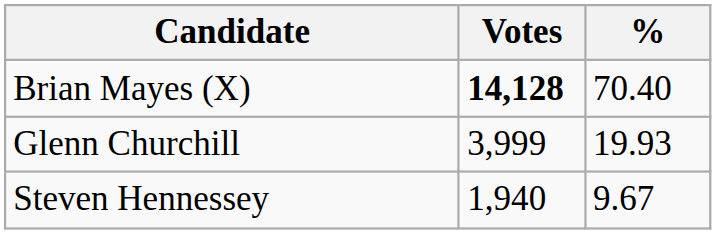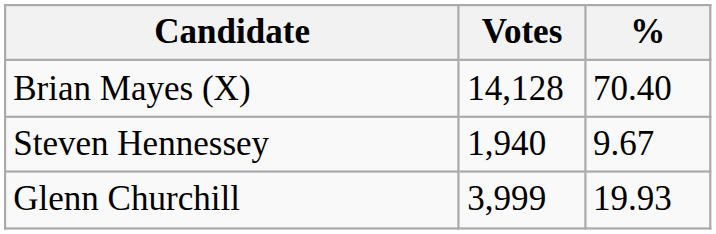(516, 87) bold -> (516, 87) normal
rows swapped: (127, 143) <-> (141, 198)
